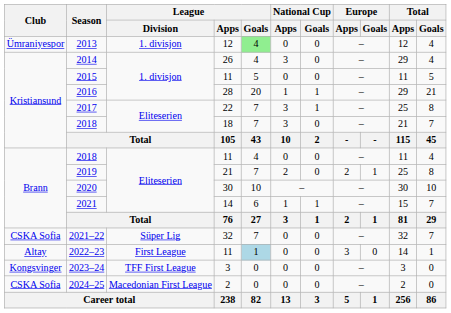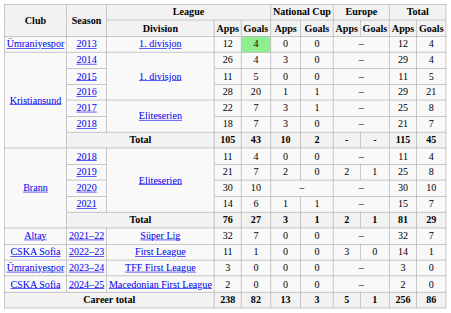(35, 236) CSKA Sofia -> (35, 236) Altay
(35, 252) Altay -> (35, 252) CSKA Sofia
(256, 252) lightblue background -> (256, 252) no background
(35, 268) Kongsvinger -> (35, 268) Ümraniyespor
